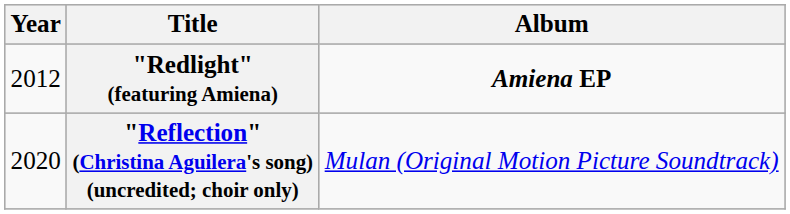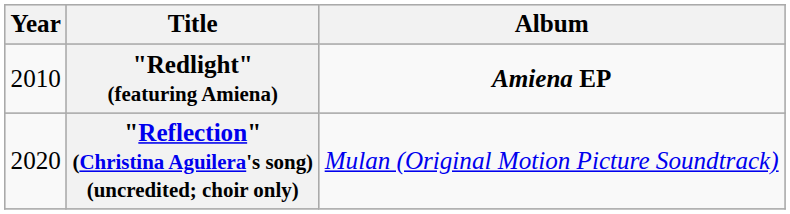(36, 78) 2012 -> (36, 78) 2010
